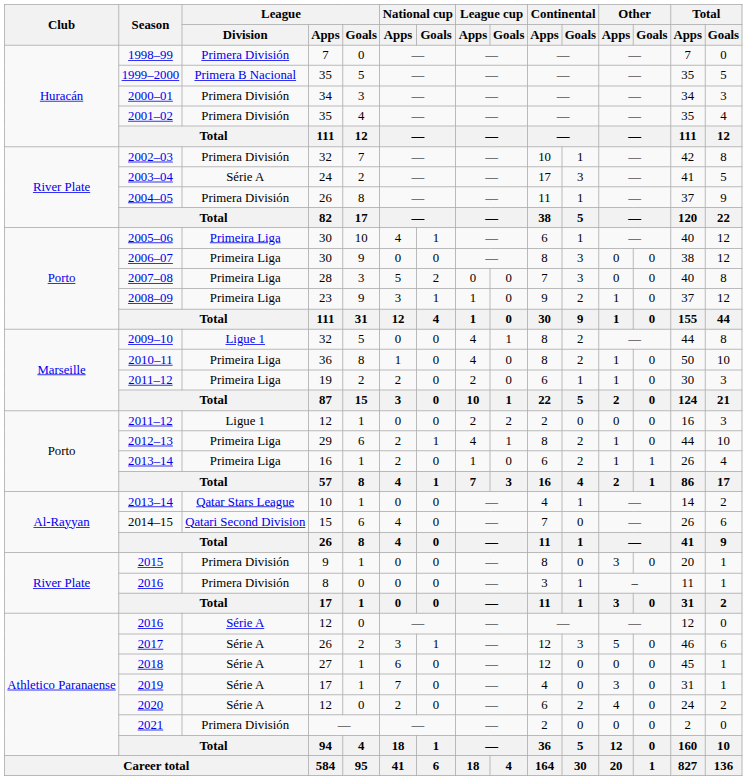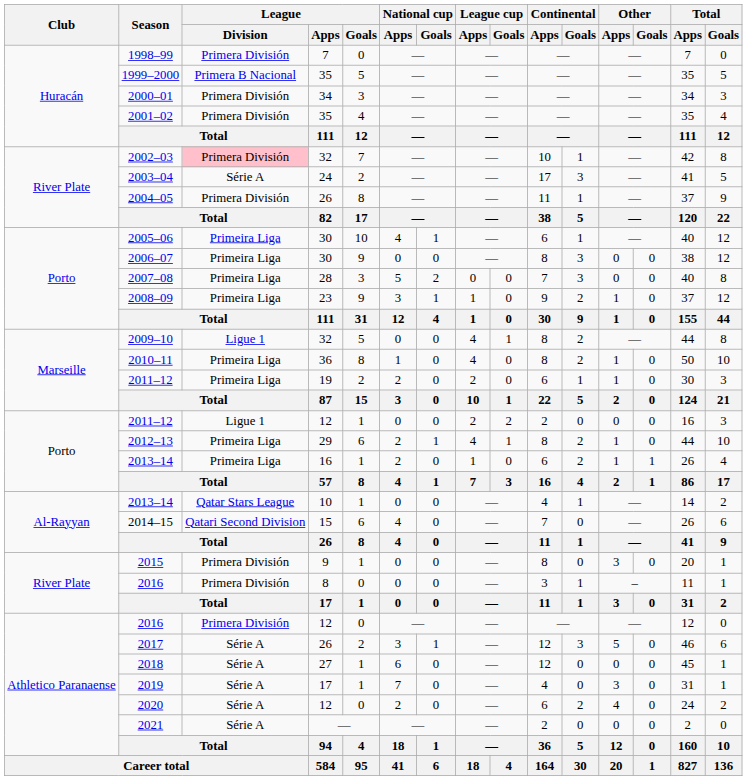(245, 156) no background -> (245, 156) pink background
(245, 623) Série A -> (245, 623) Primera División
(245, 725) Primera División -> (245, 725) Série A
